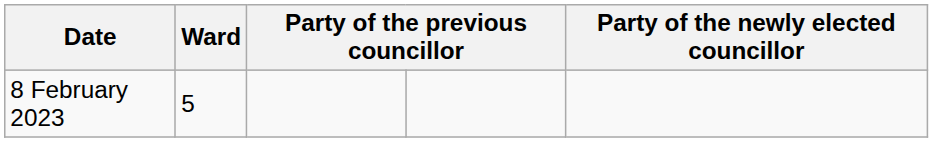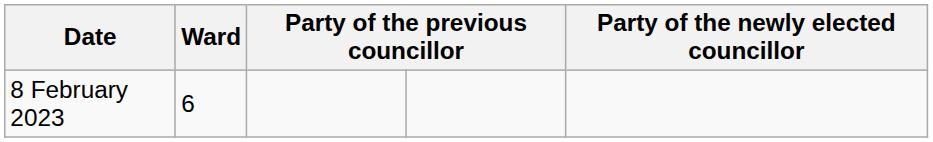(188, 103) 5 -> (188, 103) 6
